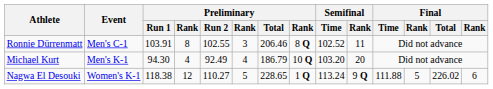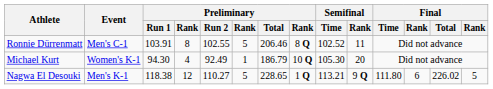(245, 44) 3 -> (245, 44) 5
(108, 60) Men's K-1 -> (114, 60) Women's K-1
(245, 60) 4 -> (245, 60) 1
(331, 60) 103.20 -> (331, 60) 105.30
(114, 76) Women's K-1 -> (108, 76) Men's K-1
(331, 76) 113.24 -> (331, 76) 113.21
(389, 76) 111.88 -> (389, 76) 111.80
(417, 76) 5 -> (417, 76) 6
(475, 76) 6 -> (475, 76) 5
